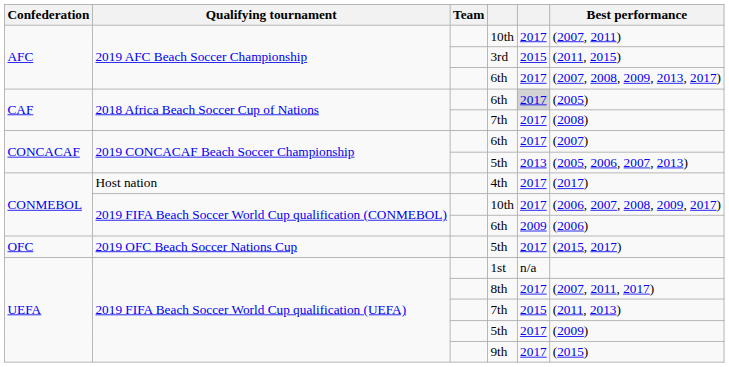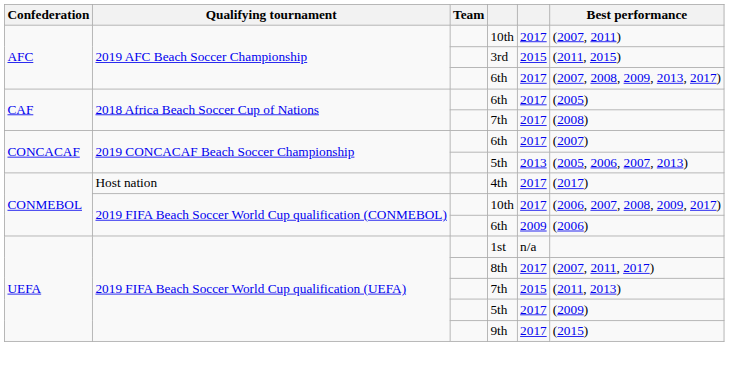(533, 99) lightgrey background -> (533, 99) no background
- row: (196, 246)
